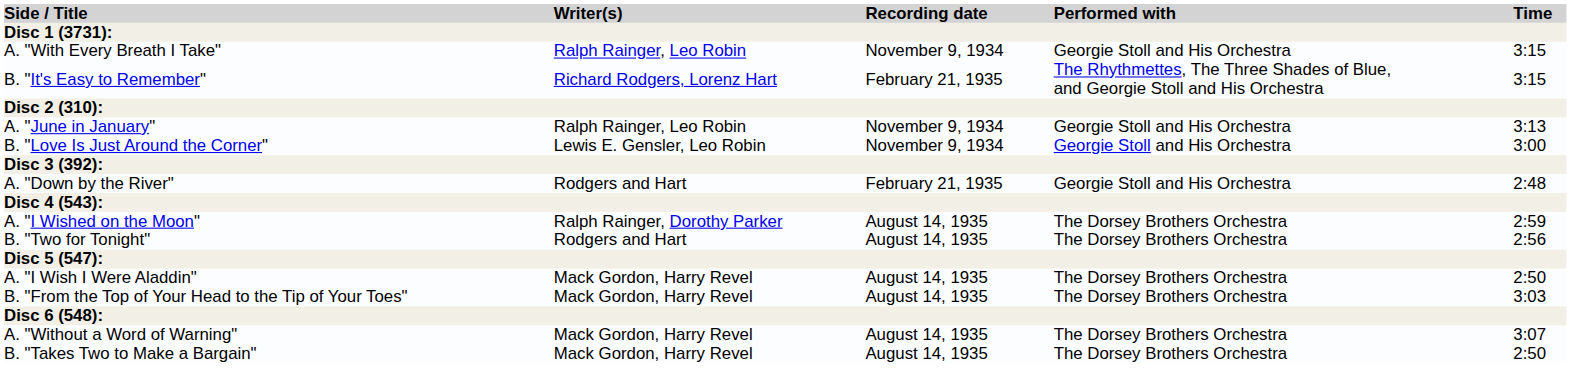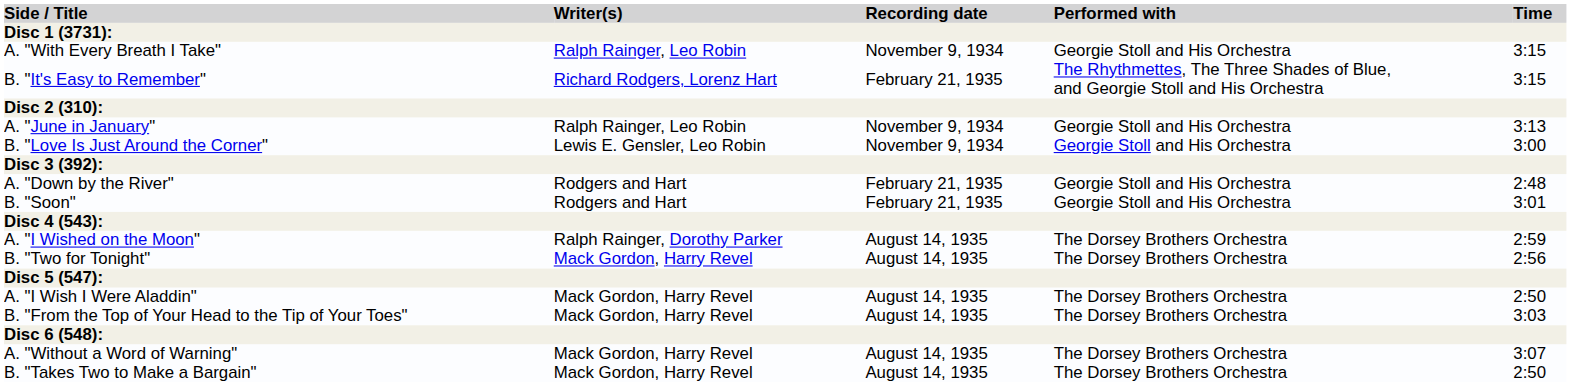+ row: (40, 202)
(620, 240) Rodgers and Hart -> (653, 259) Mack Gordon, Harry Revel
